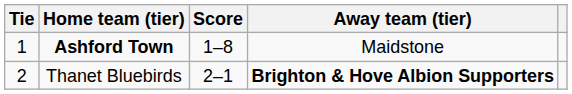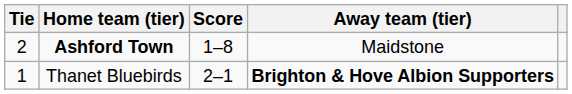(22, 47) 1 -> (22, 47) 2
(22, 75) 2 -> (22, 75) 1
